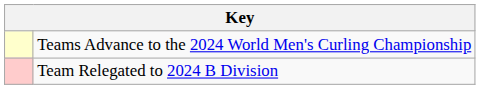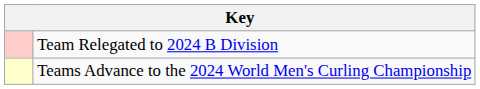rows swapped: (254, 44) <-> (158, 71)
